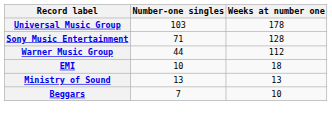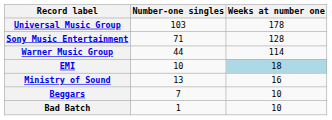(276, 53) 112 -> (276, 53) 114
(276, 66) no background -> (276, 66) lightblue background
(276, 80) 13 -> (276, 80) 16
+ row: (67, 108)
